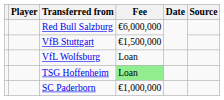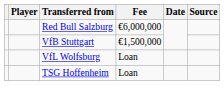(128, 73) lightgreen background -> (128, 73) no background
- row: (69, 88)
